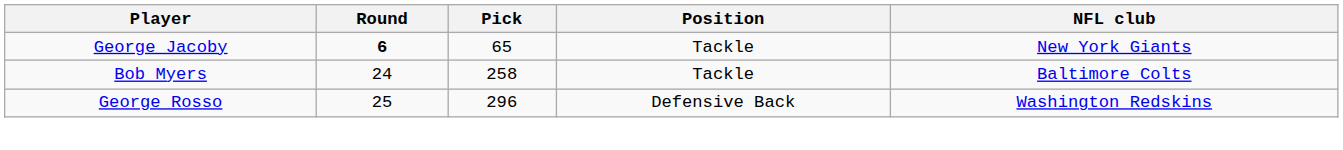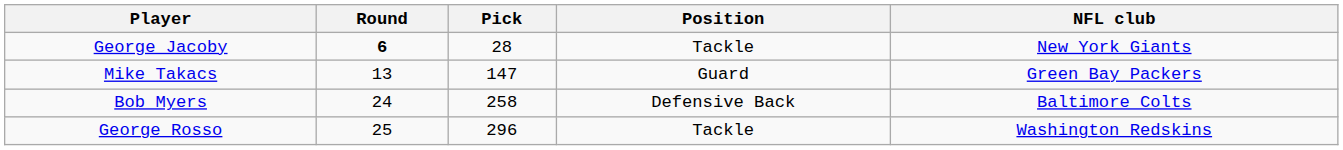(502, 47) 65 -> (502, 47) 28
+ row: (161, 75)
(723, 75) Tackle -> (723, 103) Defensive Back
(723, 103) Defensive Back -> (723, 131) Tackle
